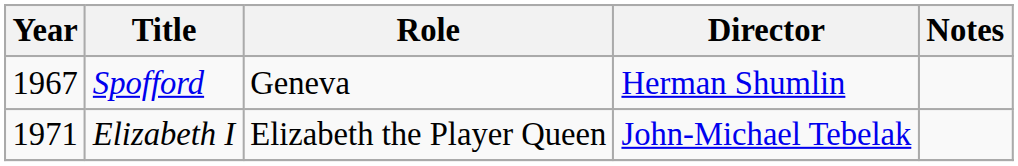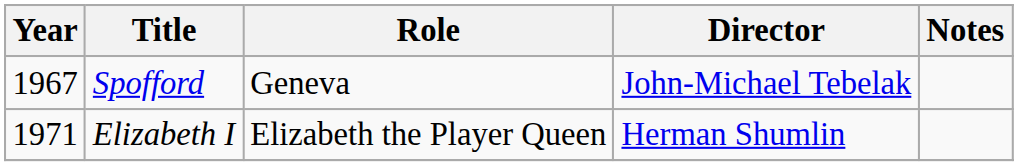(733, 82) Herman Shumlin -> (766, 82) John-Michael Tebelak
(766, 133) John-Michael Tebelak -> (733, 133) Herman Shumlin
